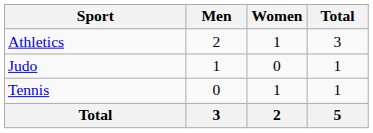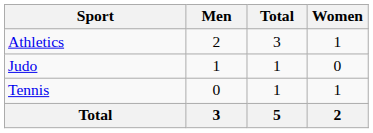columns swapped: (277, 16) <-> (337, 16)
